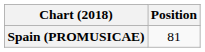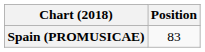(174, 36) 81 -> (174, 36) 83
